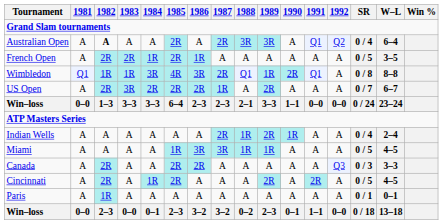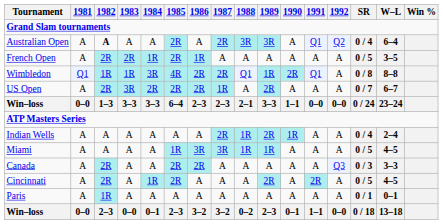(199, 73) 3R -> (199, 73) 2R
